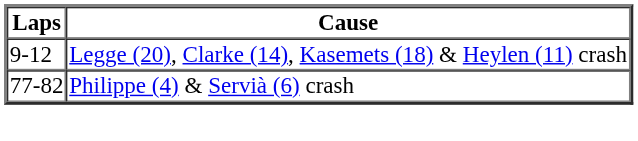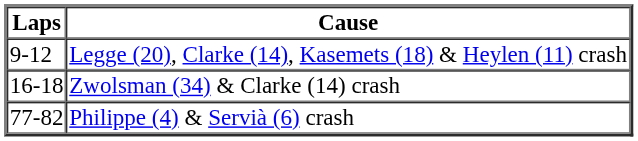+ row: (235, 85)
